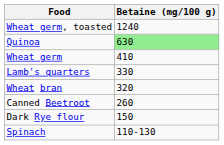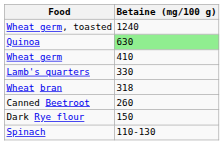(125, 87) 320 -> (125, 87) 318
